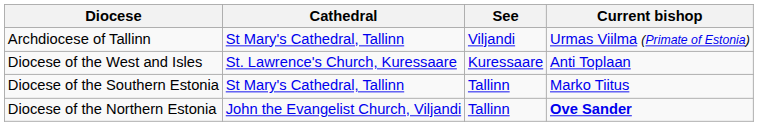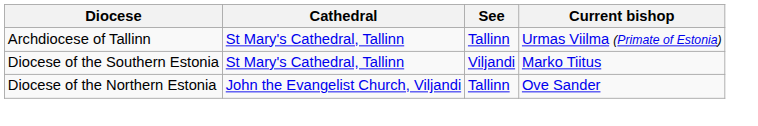(492, 39) Viljandi -> (489, 39) Tallinn
- row: (105, 62)
(489, 86) Tallinn -> (492, 62) Viljandi
(591, 109) bold -> (561, 86) normal
